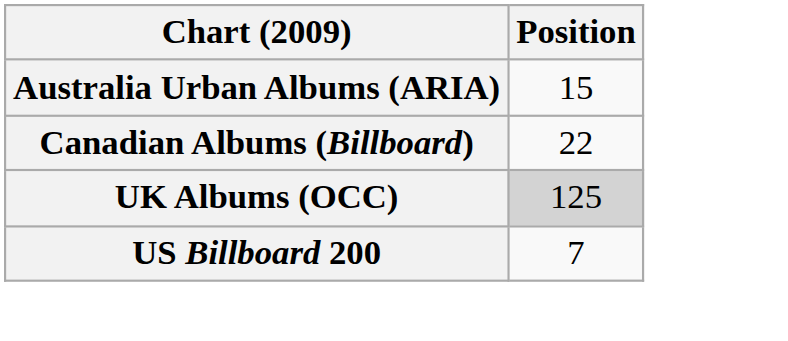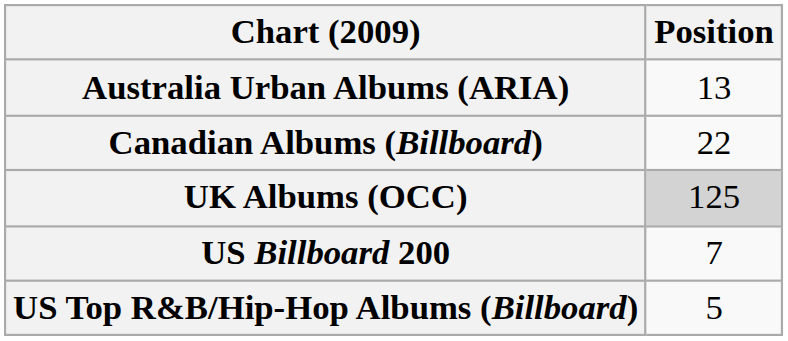(576, 87) 15 -> (714, 87) 13
+ row: (326, 307)
